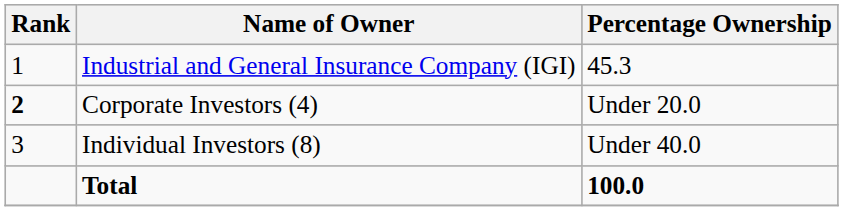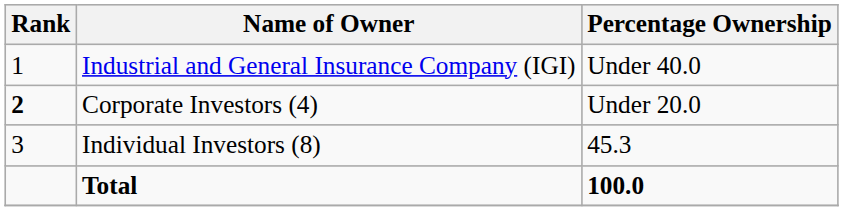(609, 64) 45.3 -> (644, 64) Under 40.0
(644, 144) Under 40.0 -> (609, 144) 45.3
